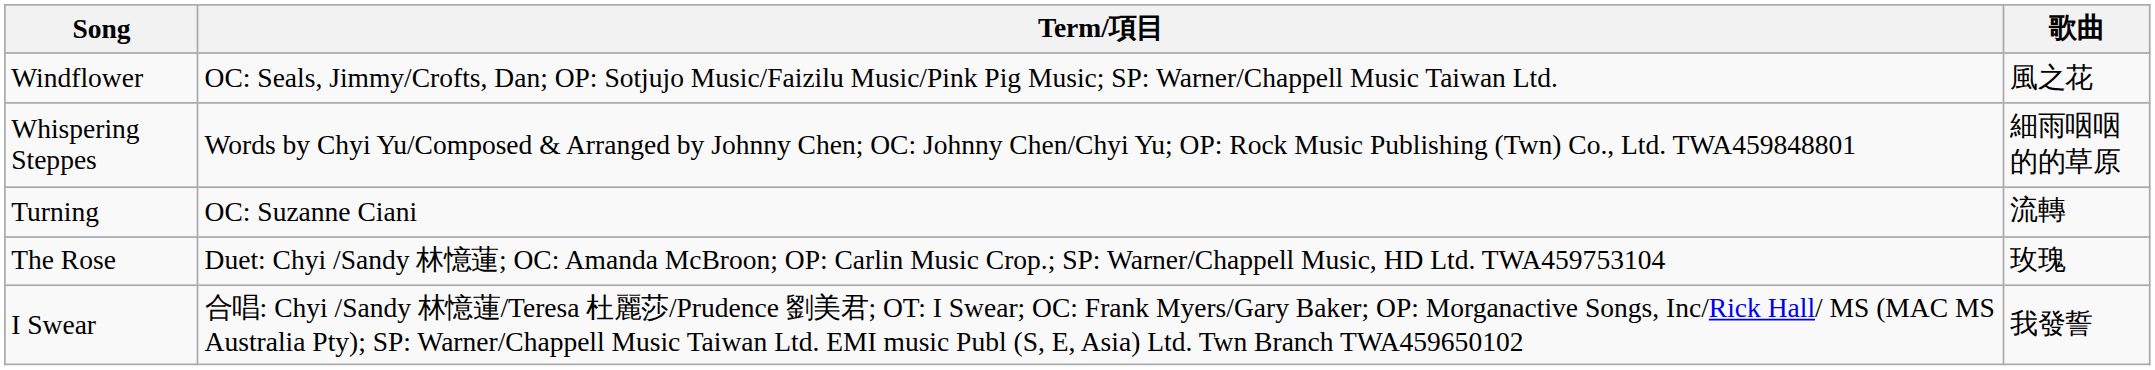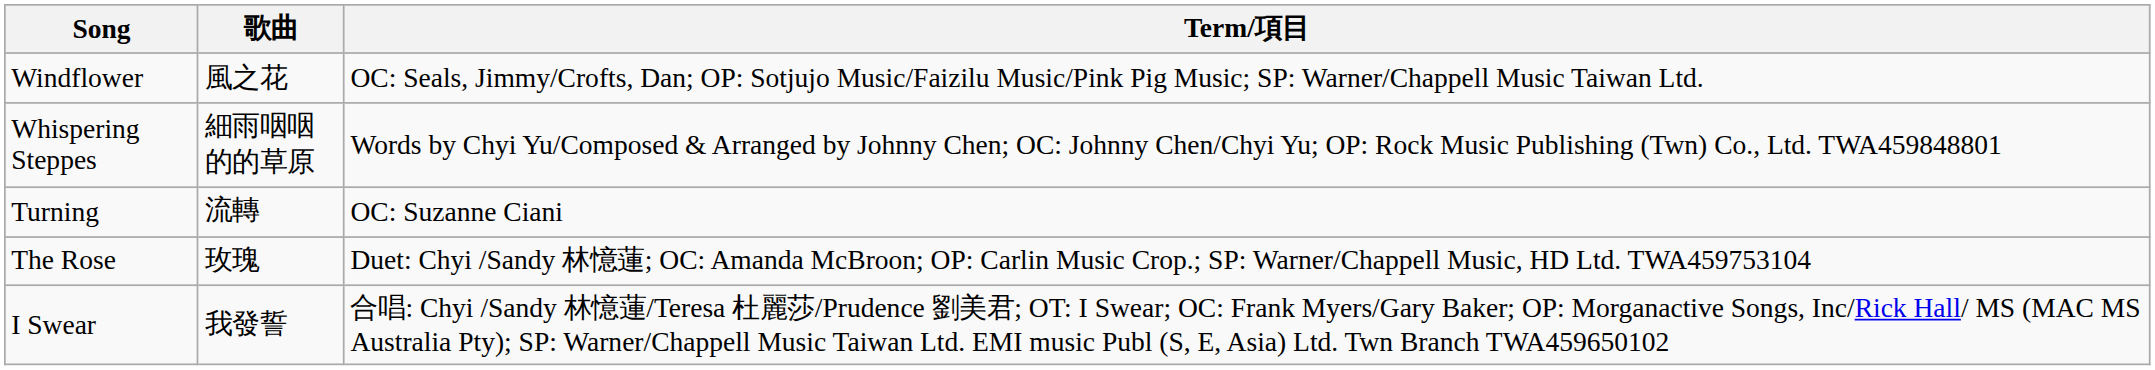columns swapped: (2077, 28) <-> (1101, 28)
